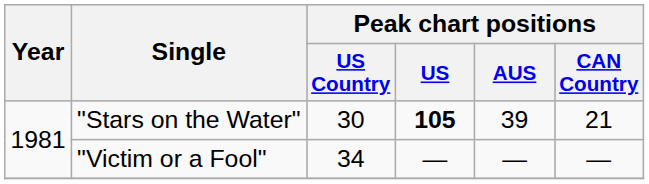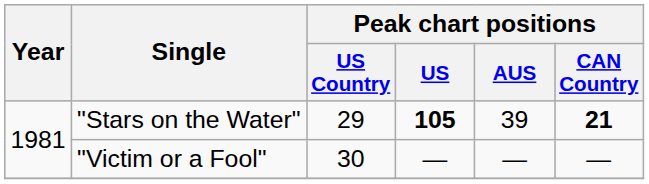(351, 119) 30 -> (351, 119) 29
(599, 119) normal -> (599, 119) bold
(351, 159) 34 -> (351, 159) 30
